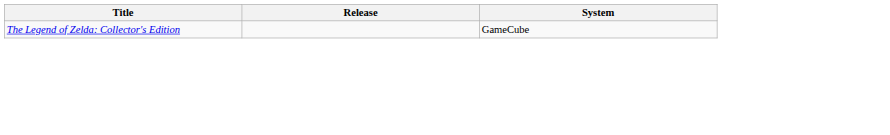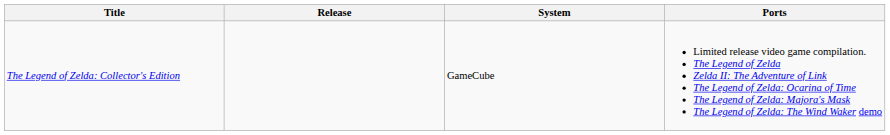+ column: (775, 12)
